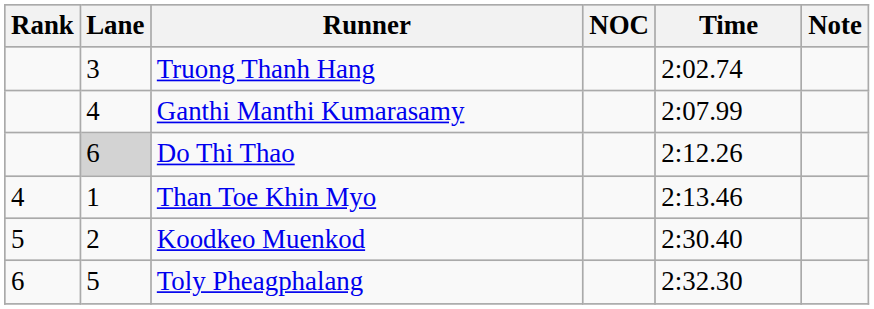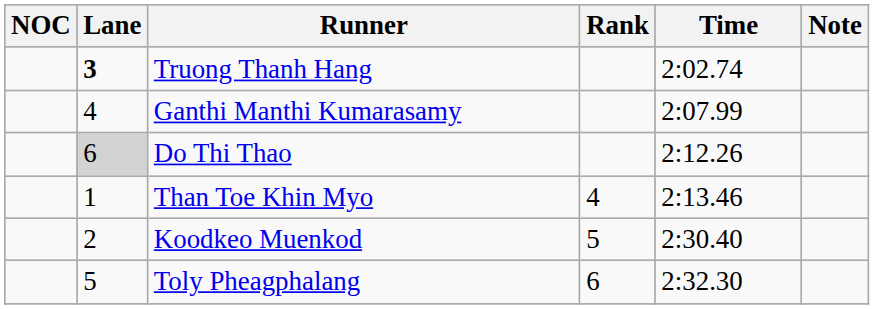columns swapped: (42, 25) <-> (619, 25)
(93, 68) normal -> (90, 68) bold
